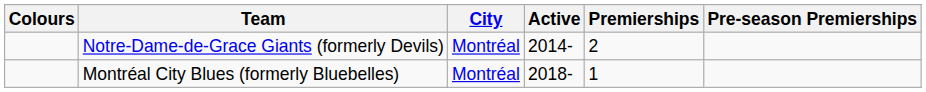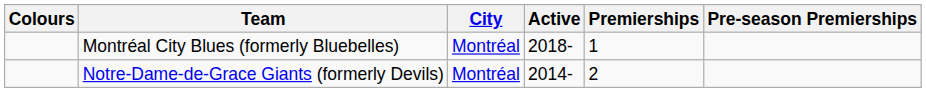rows swapped: (263, 46) <-> (241, 74)
